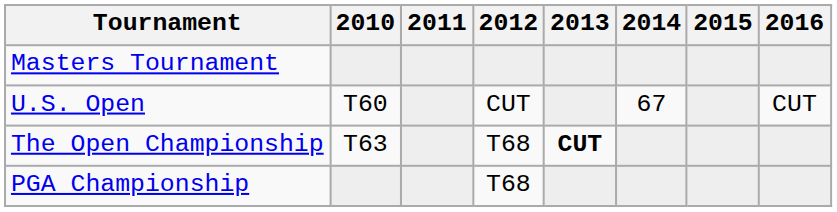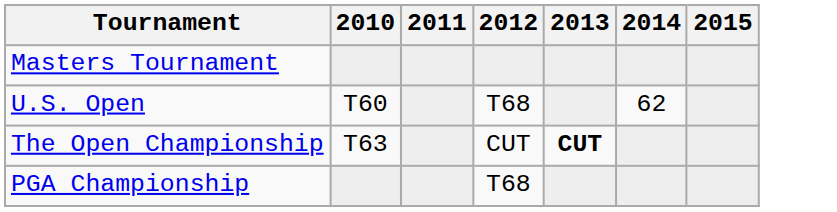- column: (794, 25)
(508, 106) CUT -> (508, 106) T68
(651, 106) 67 -> (651, 106) 62
(508, 146) T68 -> (508, 146) CUT
